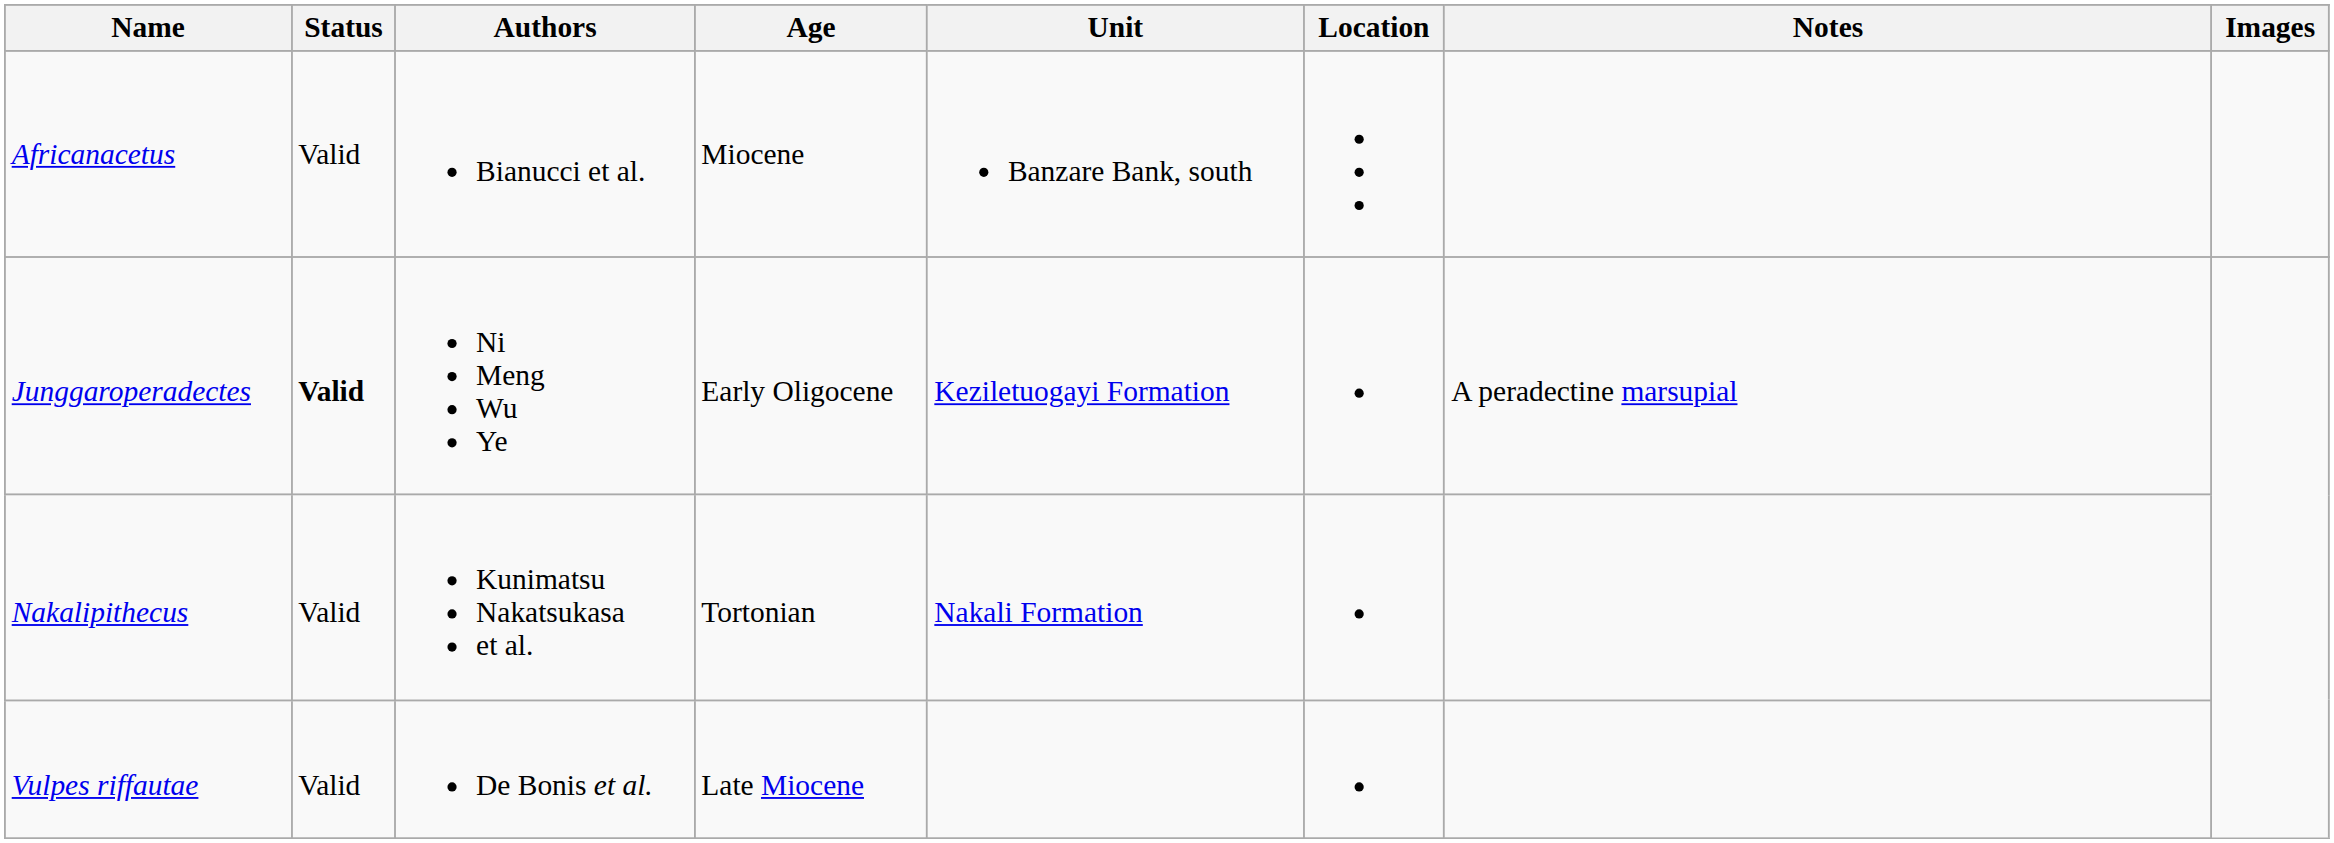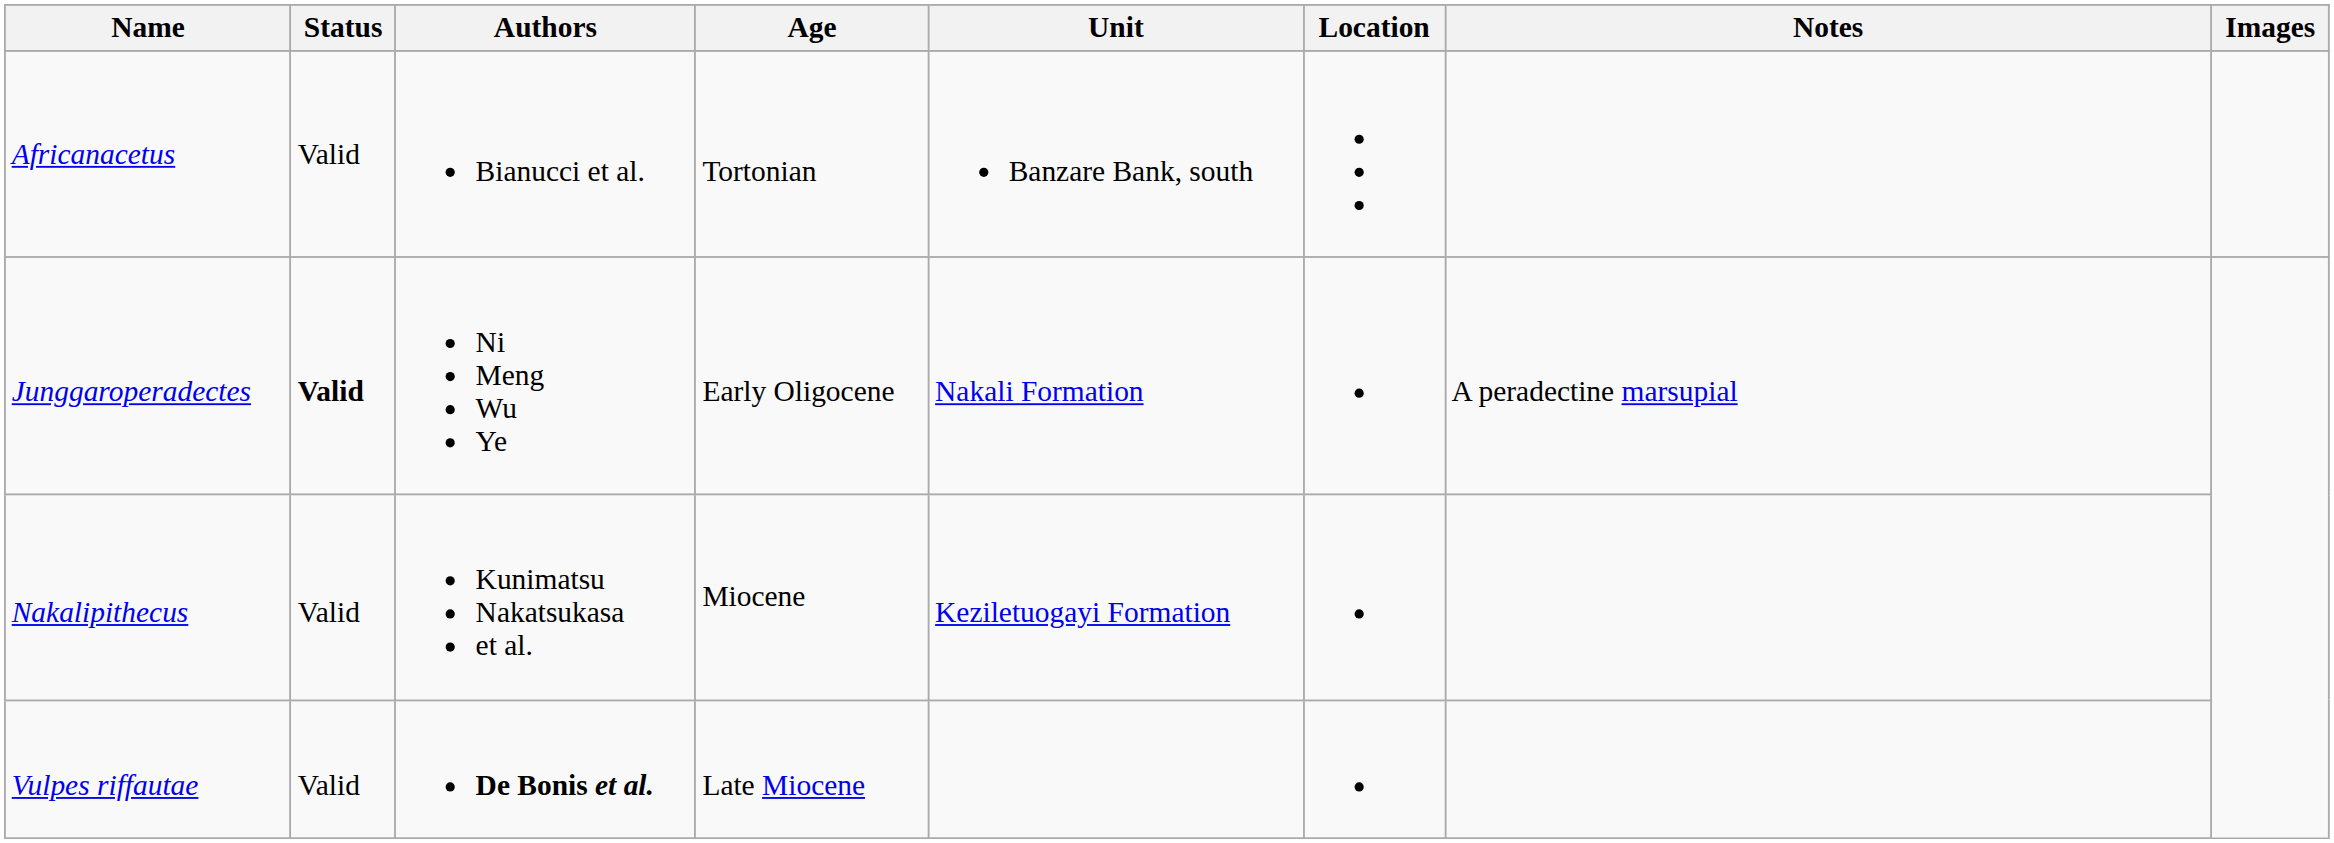(753, 153) Miocene -> (759, 170) Tortonian
(1082, 391) Keziletuogayi Formation -> (1039, 391) Nakali Formation
(758, 613) Tortonian -> (754, 596) Miocene
(1039, 613) Nakali Formation -> (1083, 613) Keziletuogayi Formation
(545, 785) normal -> (545, 785) bold
